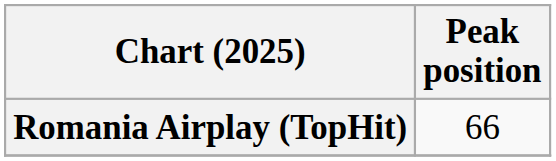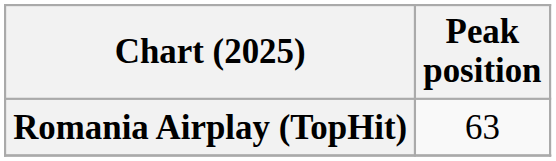(482, 126) 66 -> (482, 126) 63
